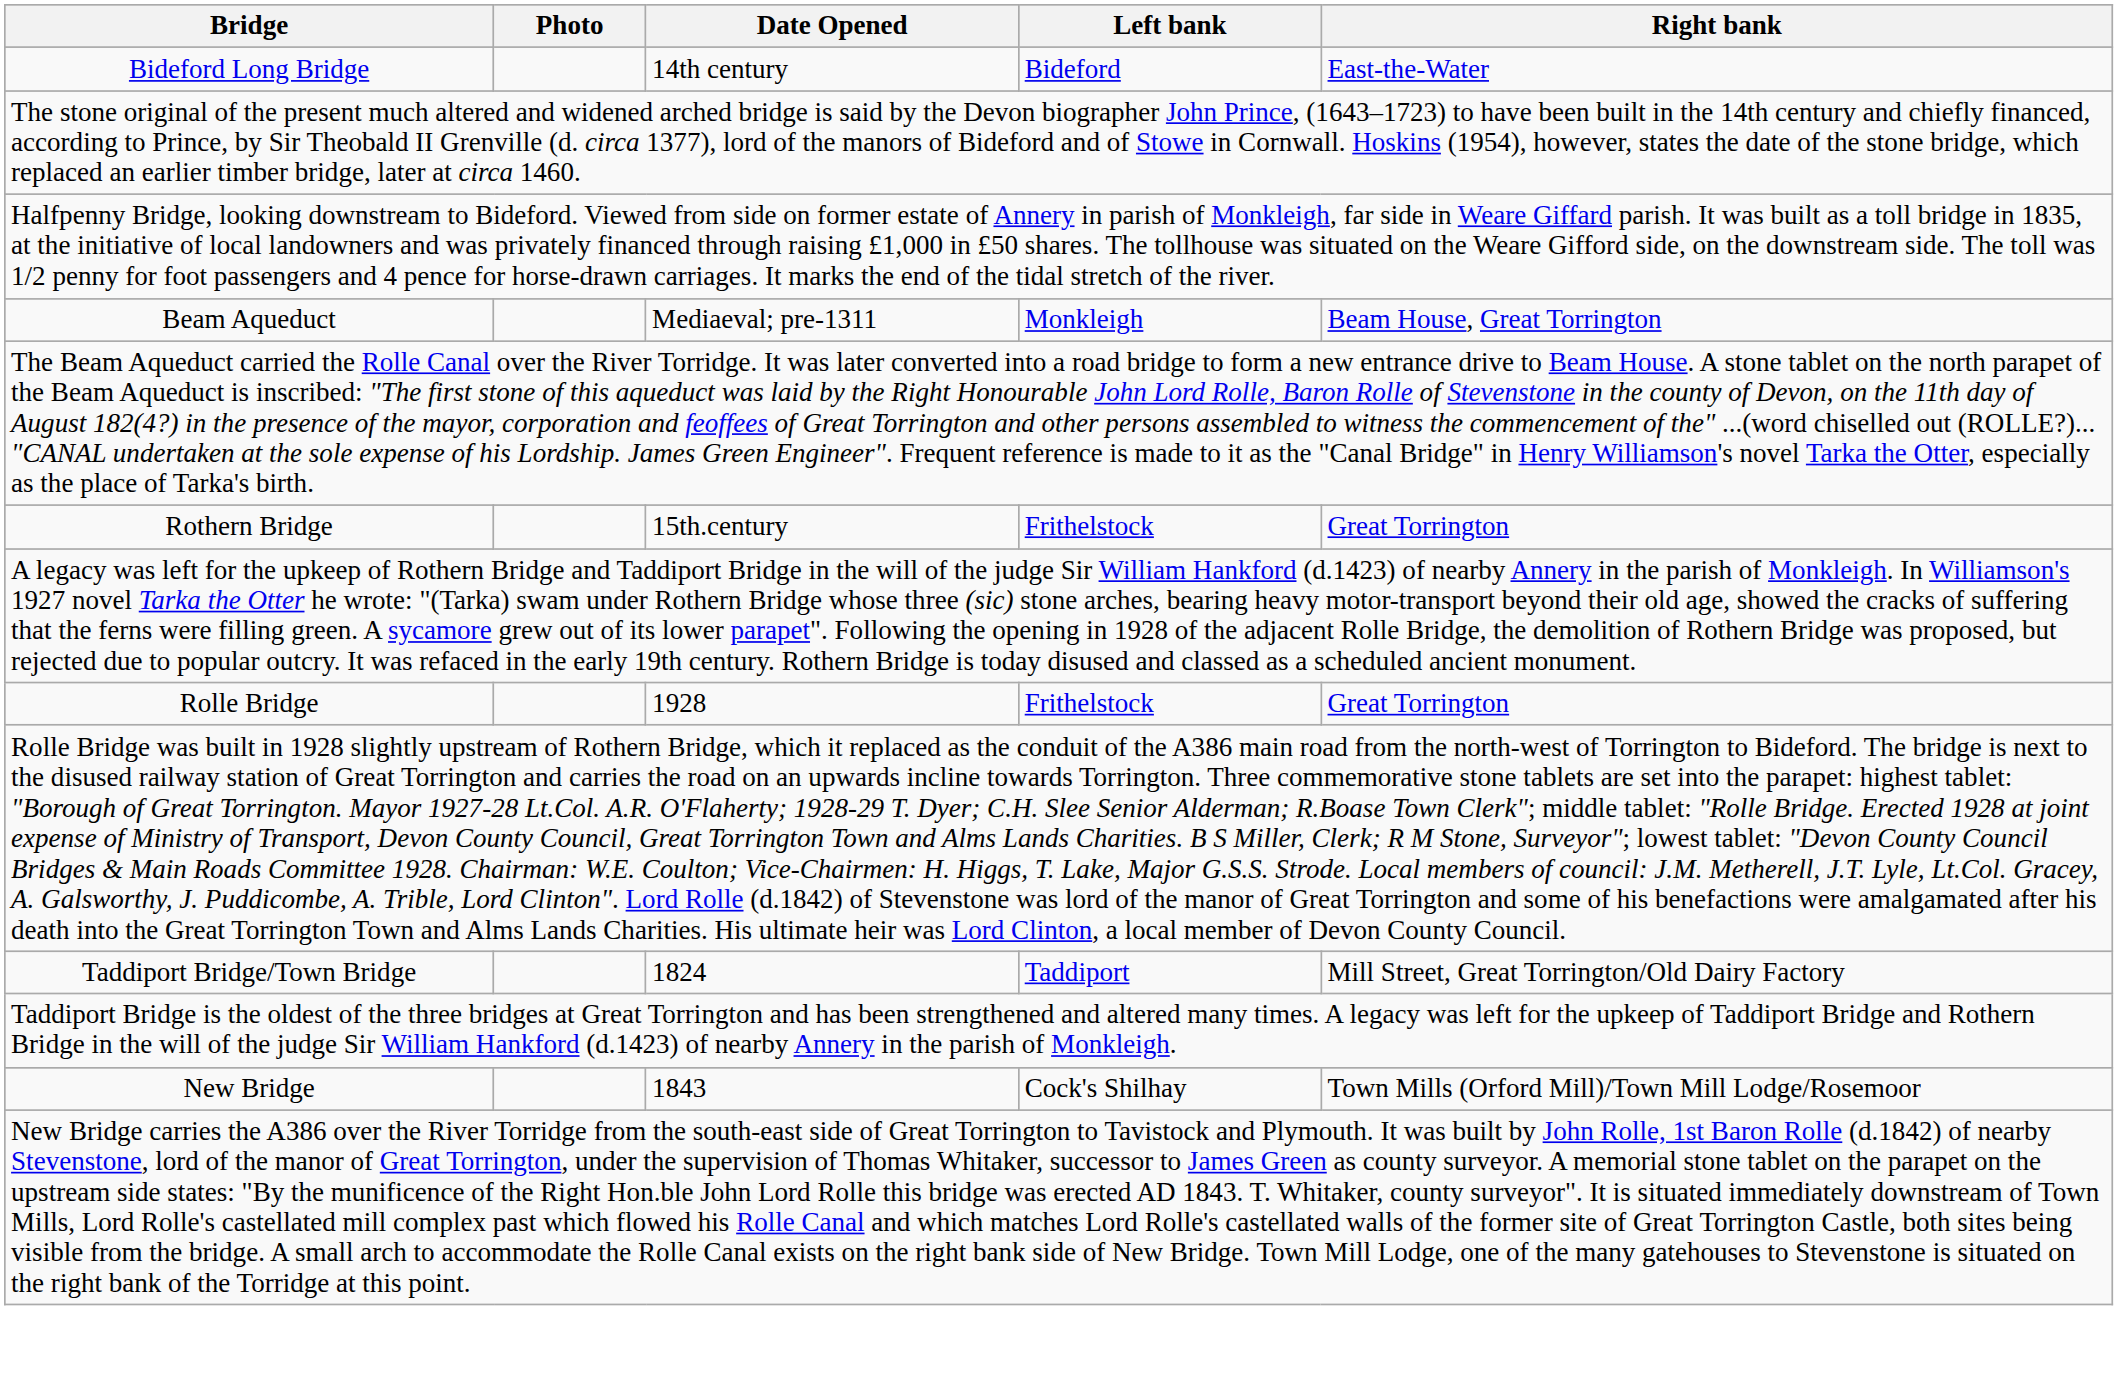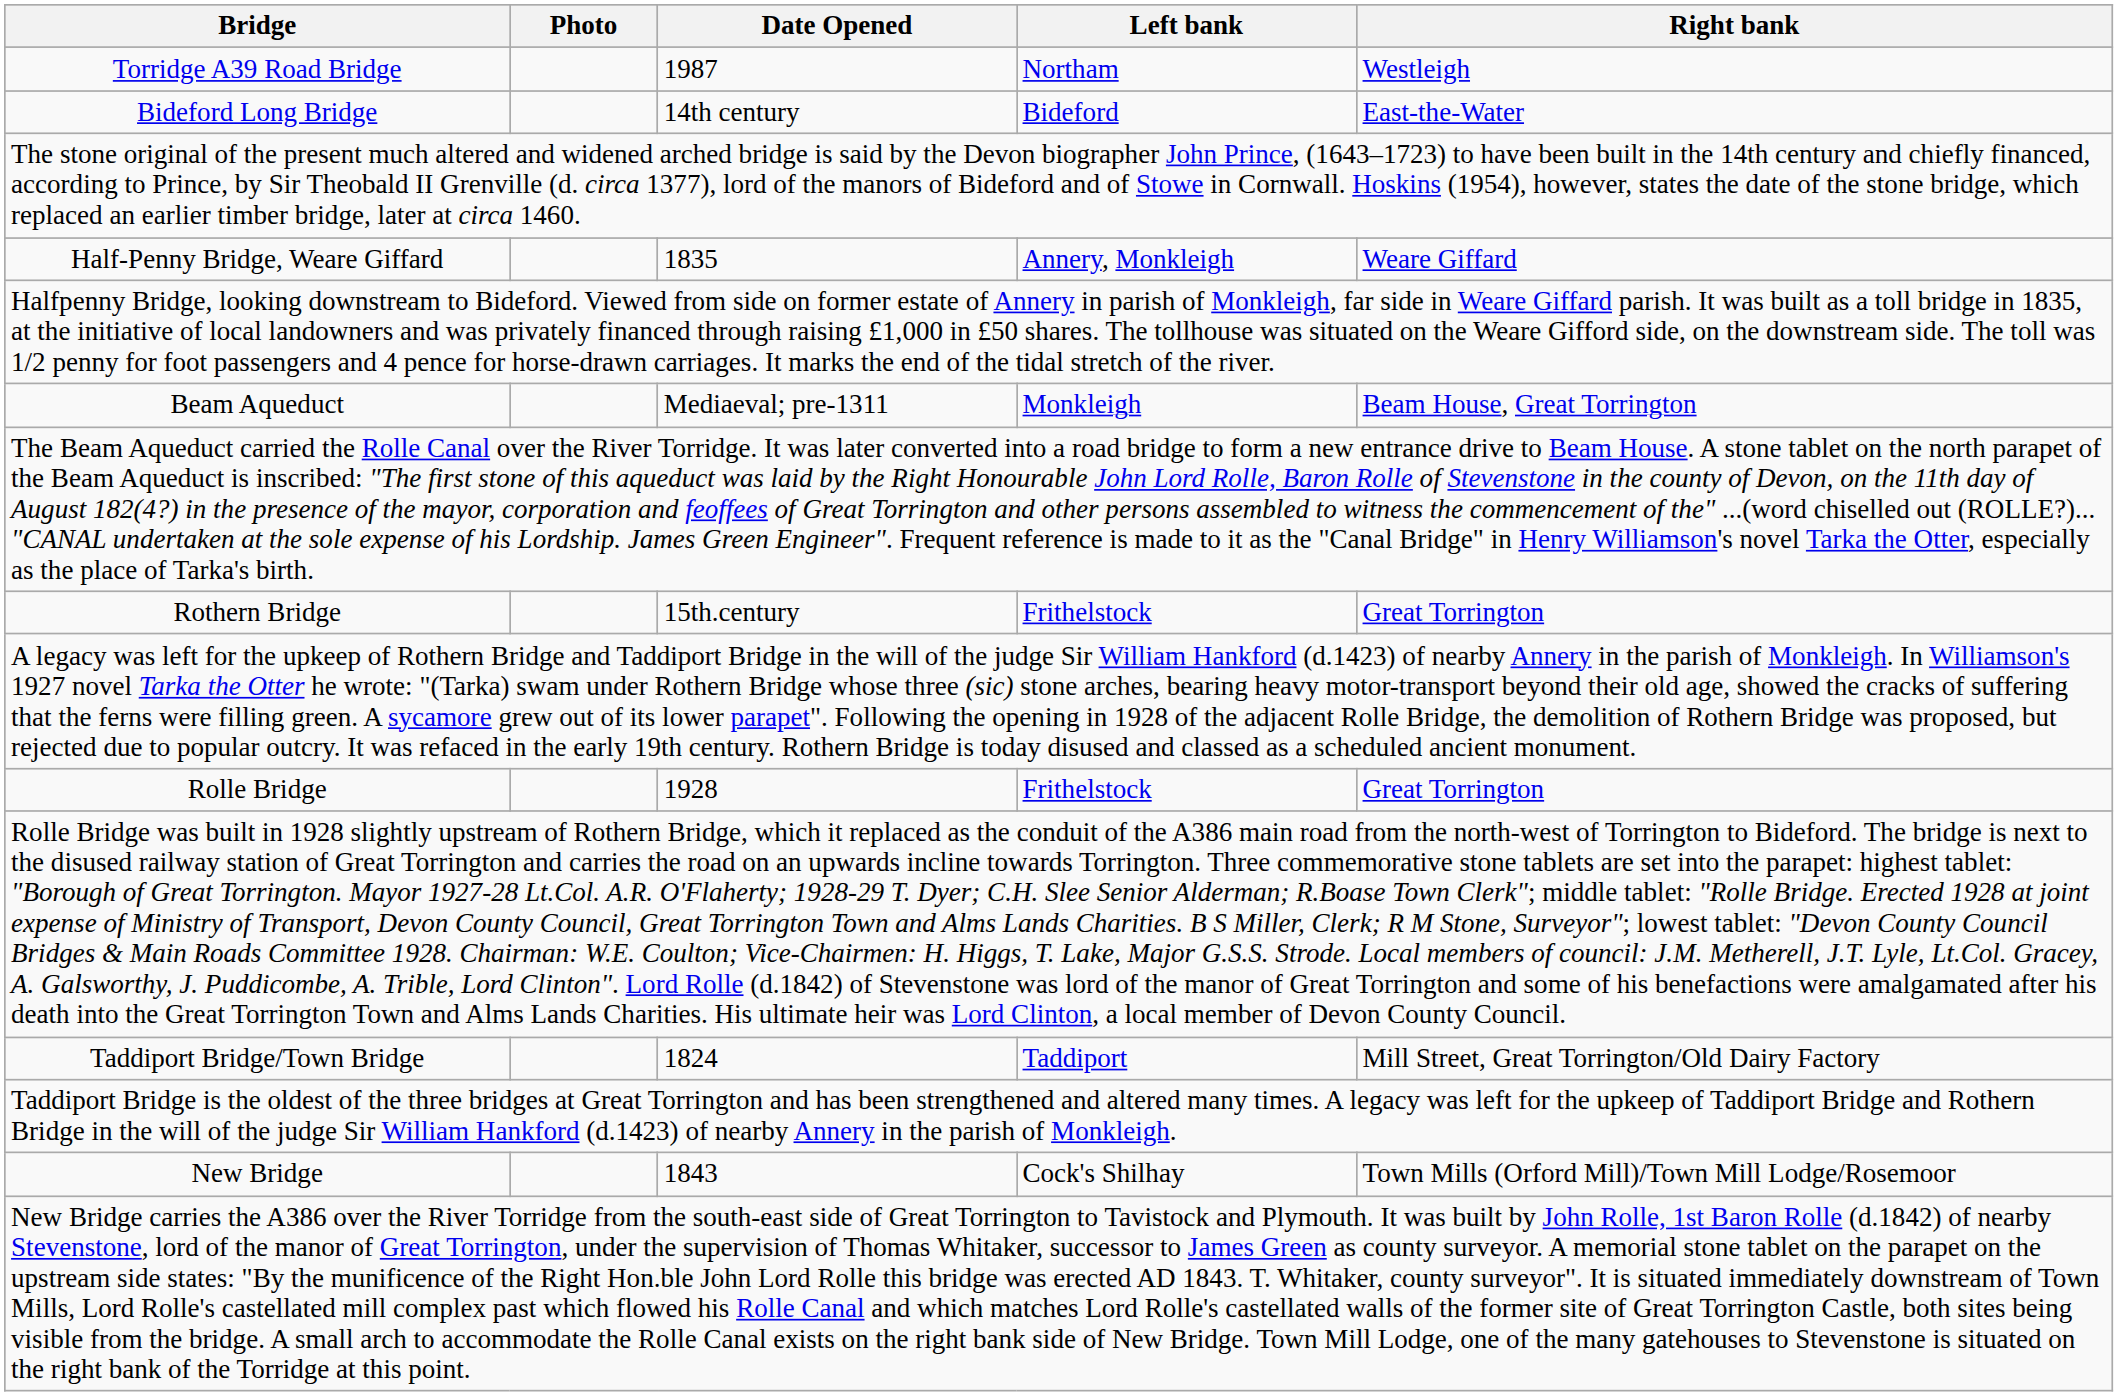+ row: (257, 68)
+ row: (257, 258)
